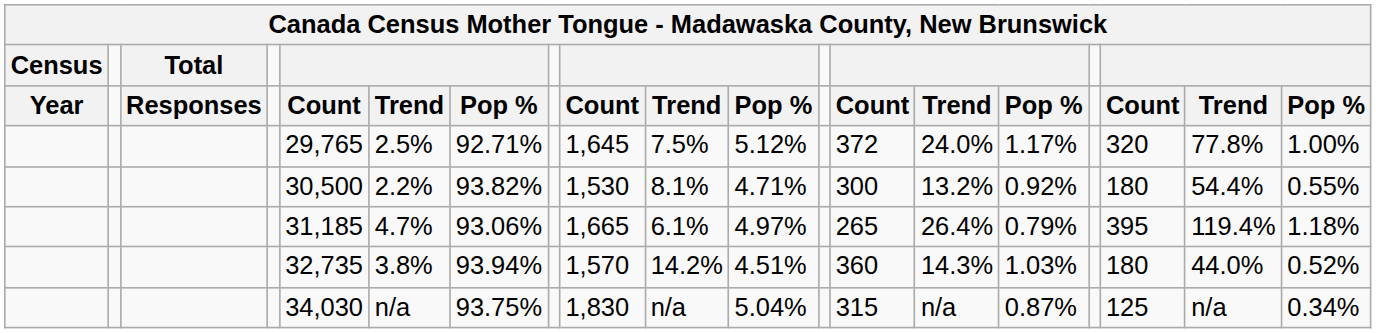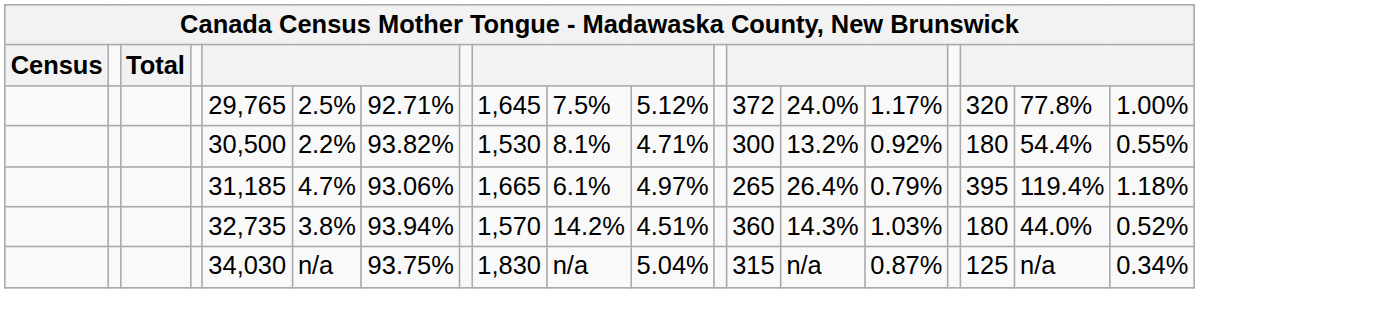- row: (57, 105)
